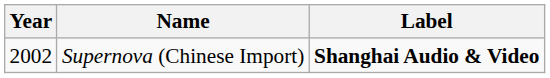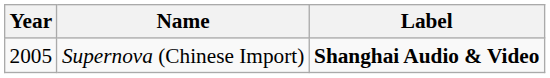(31, 55) 2002 -> (31, 55) 2005
